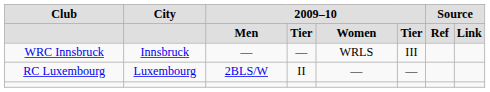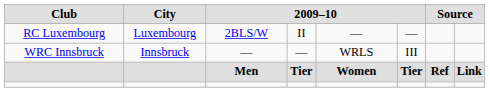rows swapped: (246, 33) <-> (246, 71)
